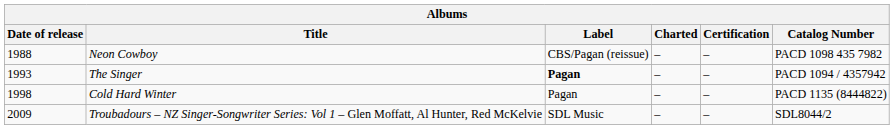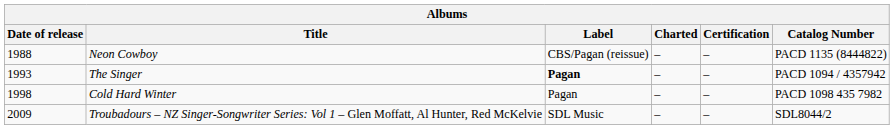(829, 54) PACD 1098 435 7982 -> (831, 54) PACD 1135 (8444822)
(831, 94) PACD 1135 (8444822) -> (829, 94) PACD 1098 435 7982
